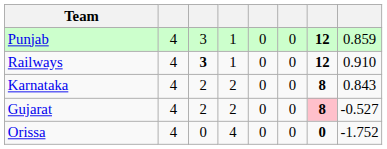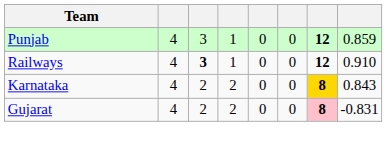(322, 86) no background -> (322, 86) gold background
(360, 109) -0.527 -> (360, 109) -0.831
- row: (27, 132)
